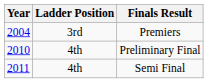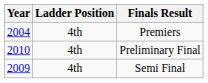(75, 31) 3rd -> (75, 31) 4th
(18, 68) 2011 -> (19, 68) 2009
